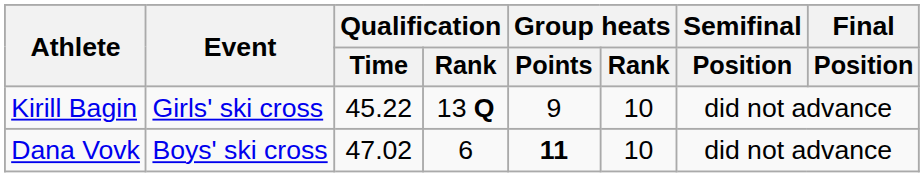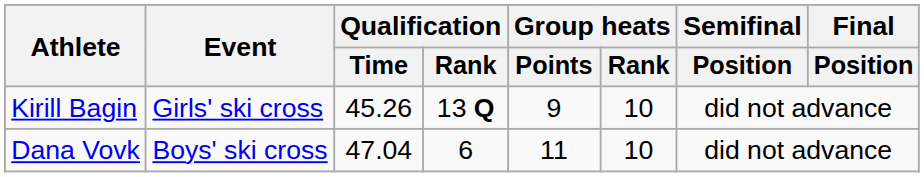(379, 108) 45.22 -> (379, 108) 45.26
(379, 150) 47.02 -> (379, 150) 47.04
(554, 150) bold -> (554, 150) normal
